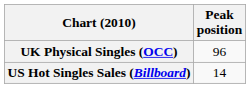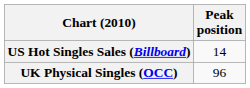rows swapped: (99, 51) <-> (99, 72)
